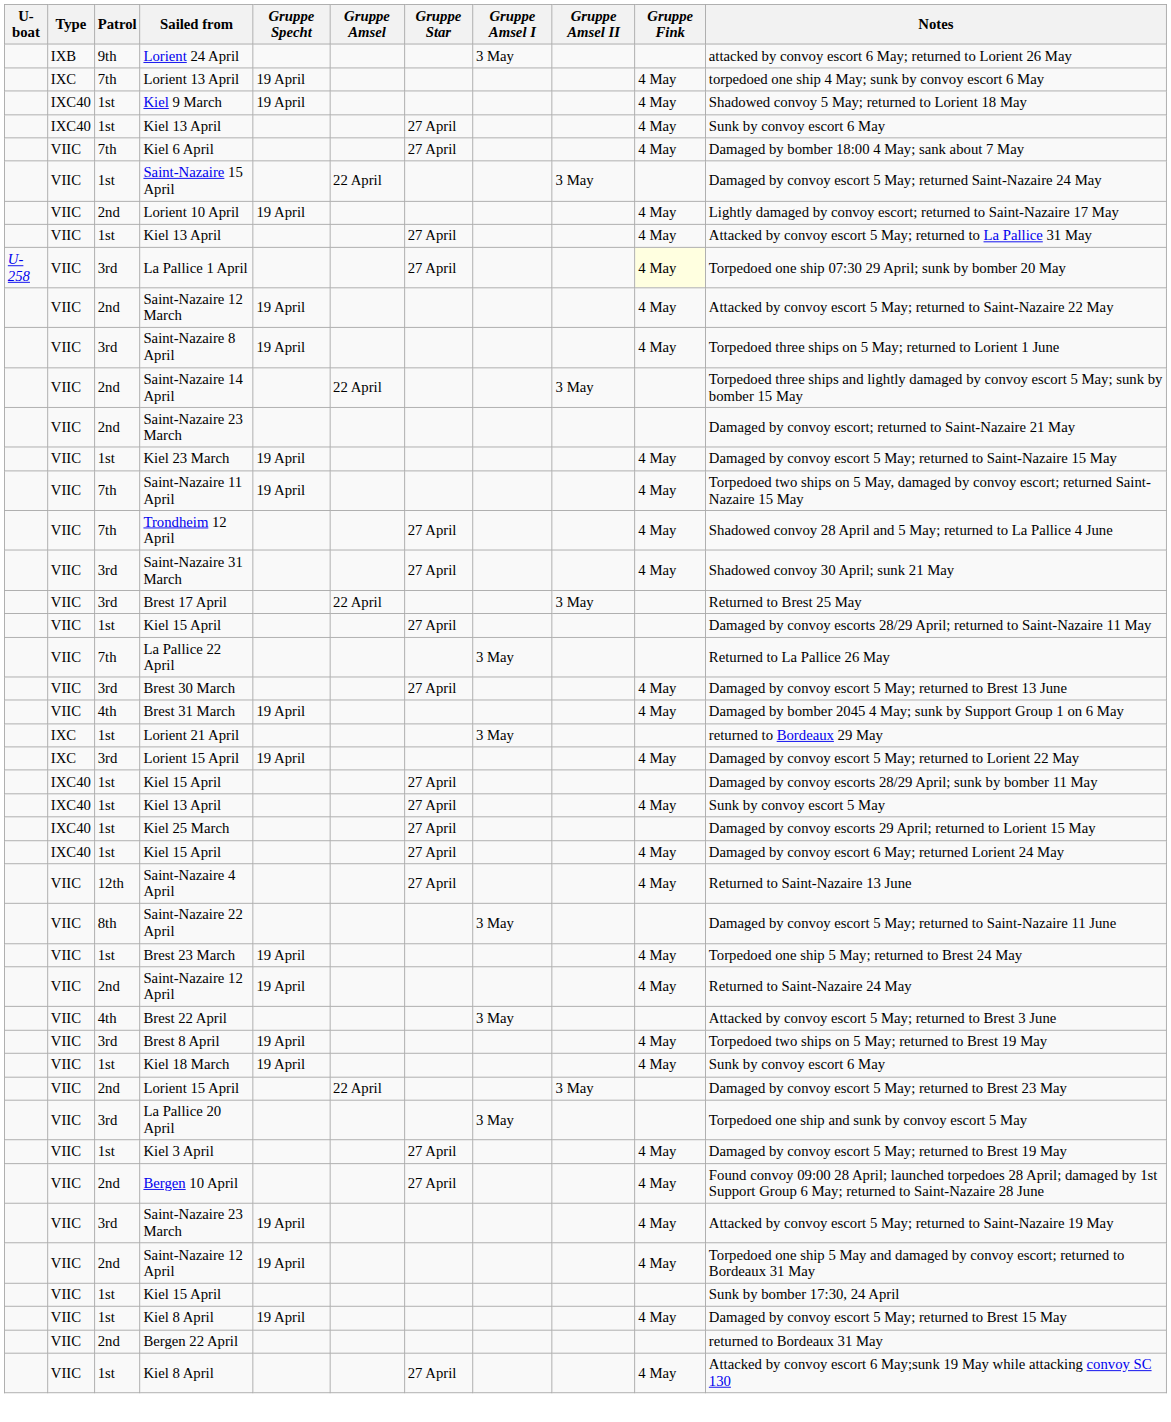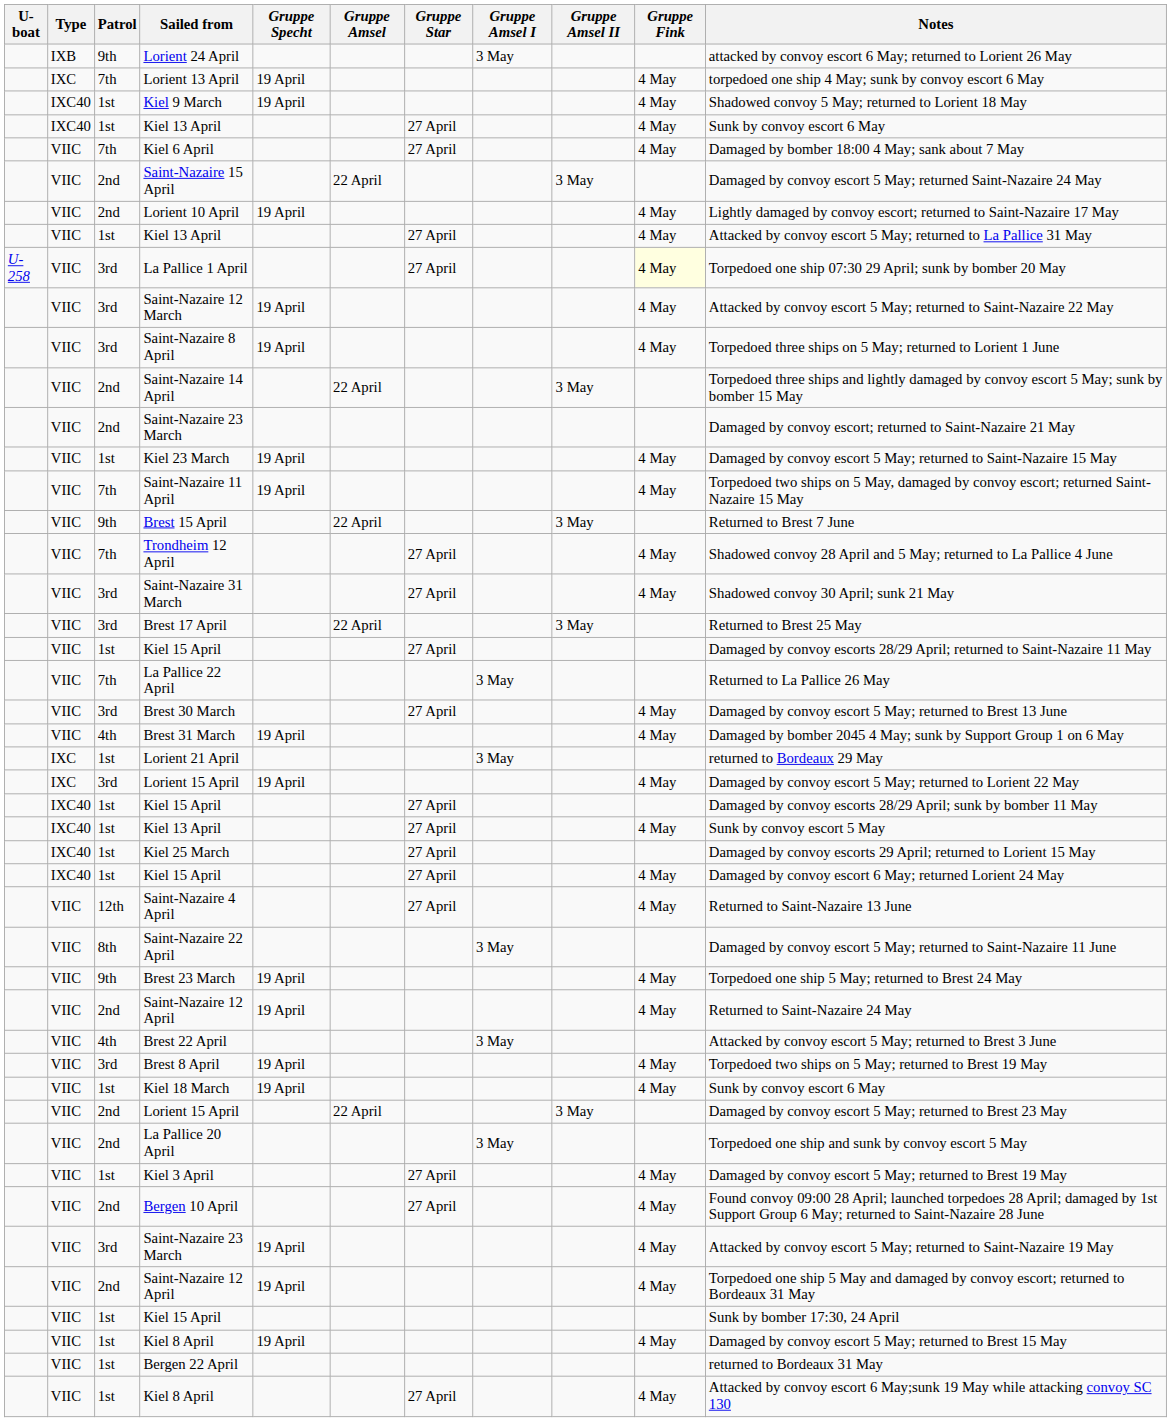(106, 181) 1st -> (109, 181) 2nd
(109, 307) 2nd -> (107, 307) 3rd
+ row: (66, 522)
(106, 955) 1st -> (107, 978) 9th
(107, 1120) 3rd -> (109, 1143) 2nd
(109, 1341) 2nd -> (106, 1364) 1st
